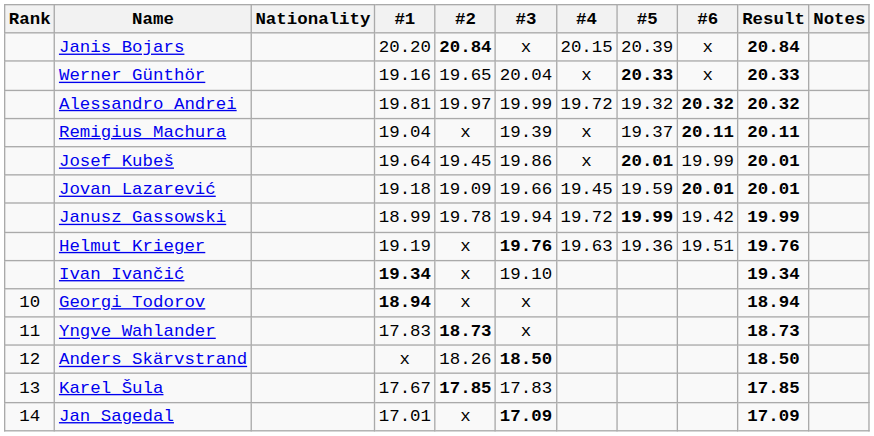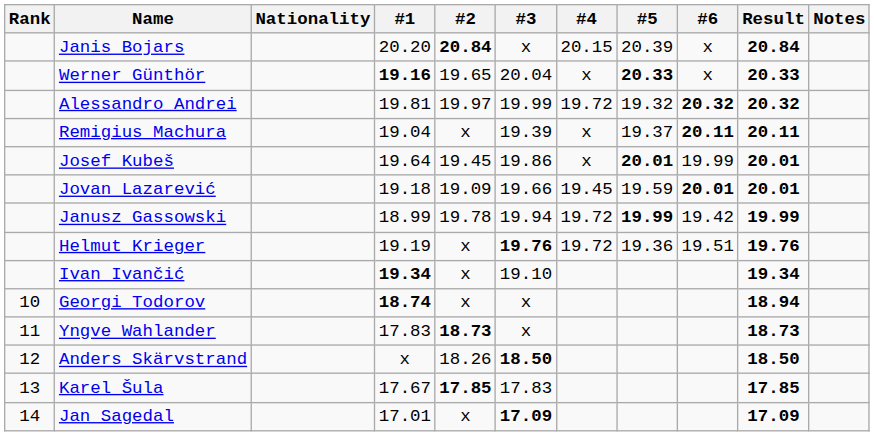(405, 76) normal -> (405, 76) bold
(587, 246) 19.63 -> (587, 246) 19.72
(405, 303) 18.94 -> (405, 303) 18.74
